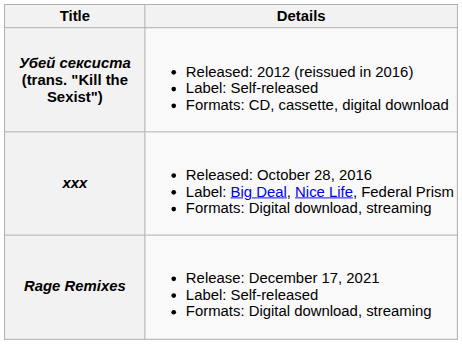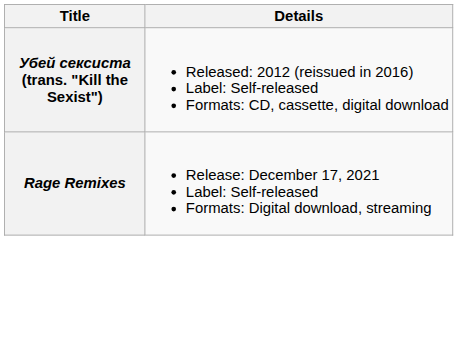- row: (75, 183)
